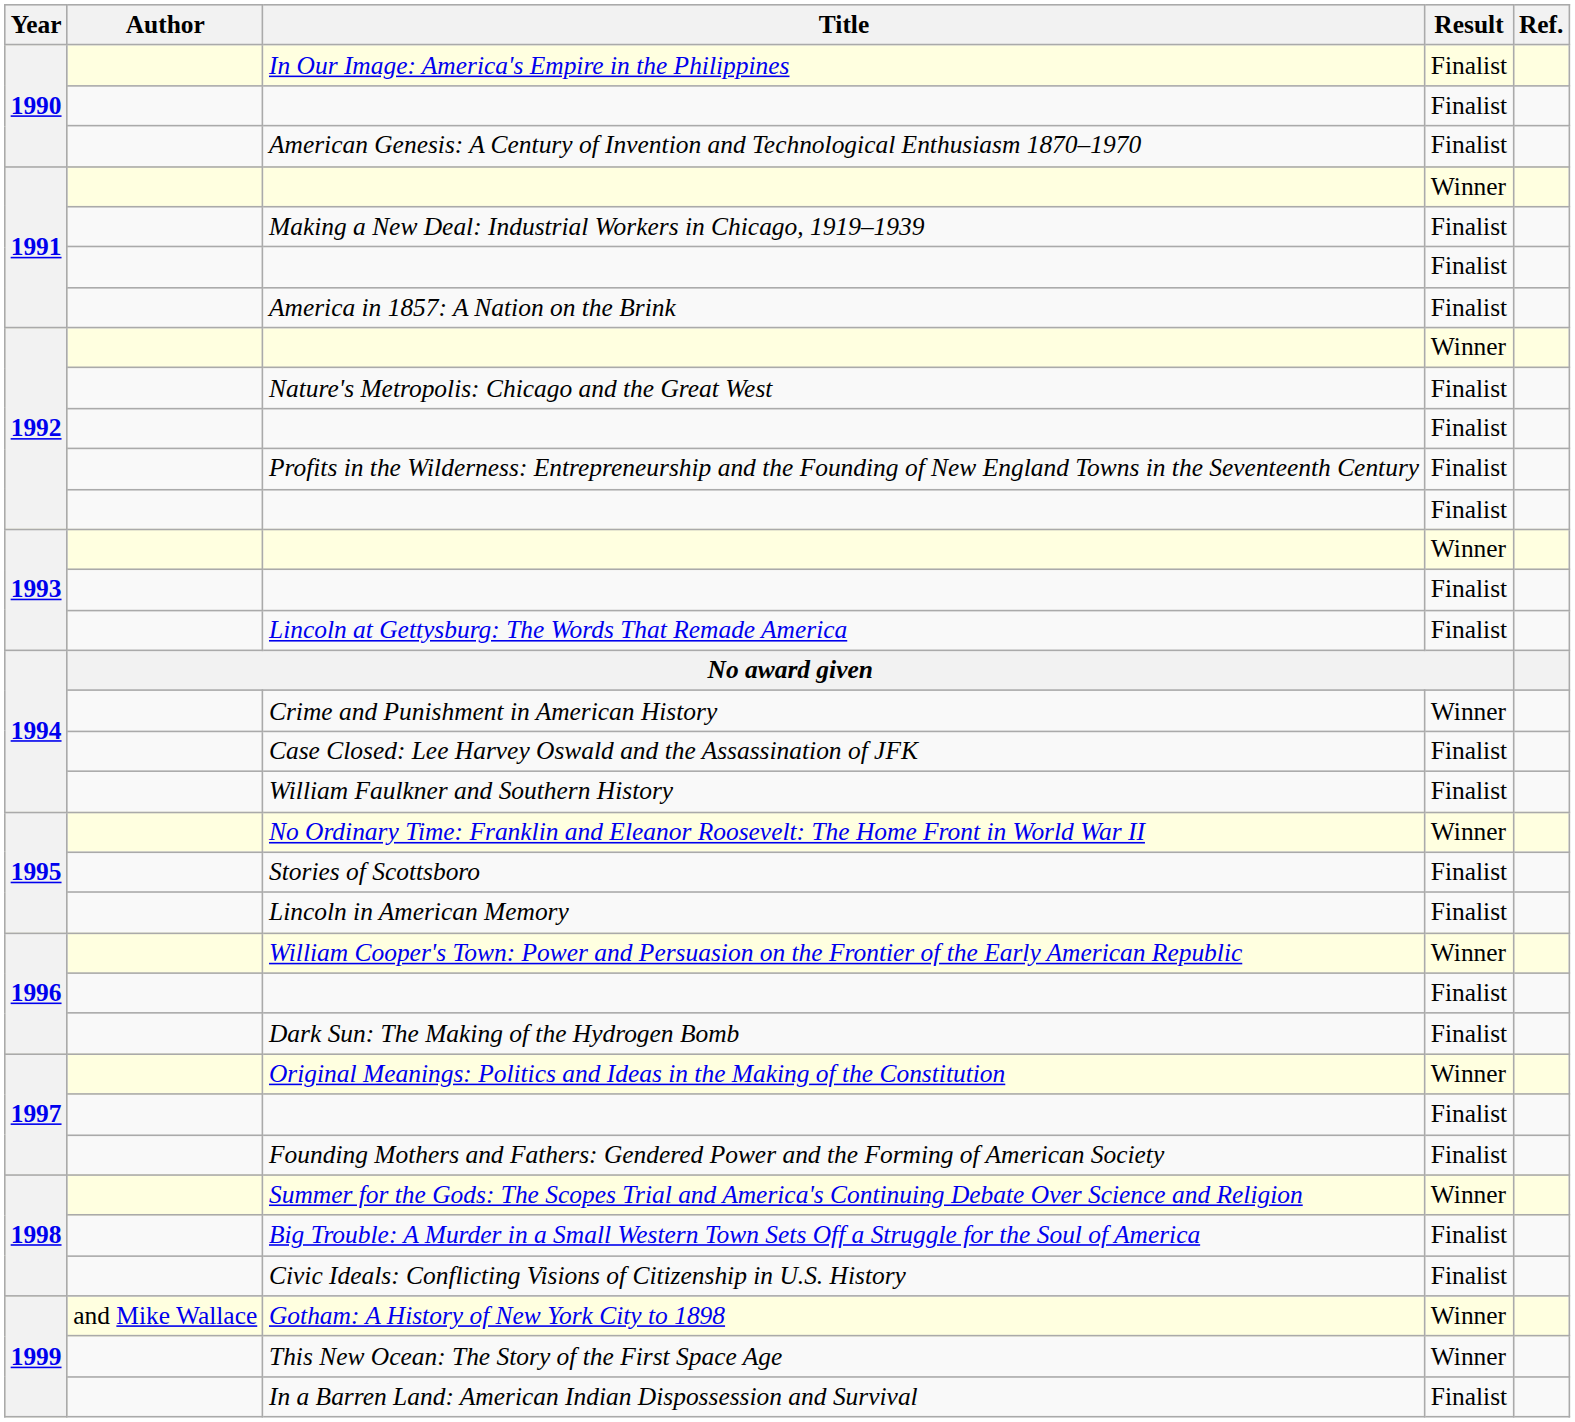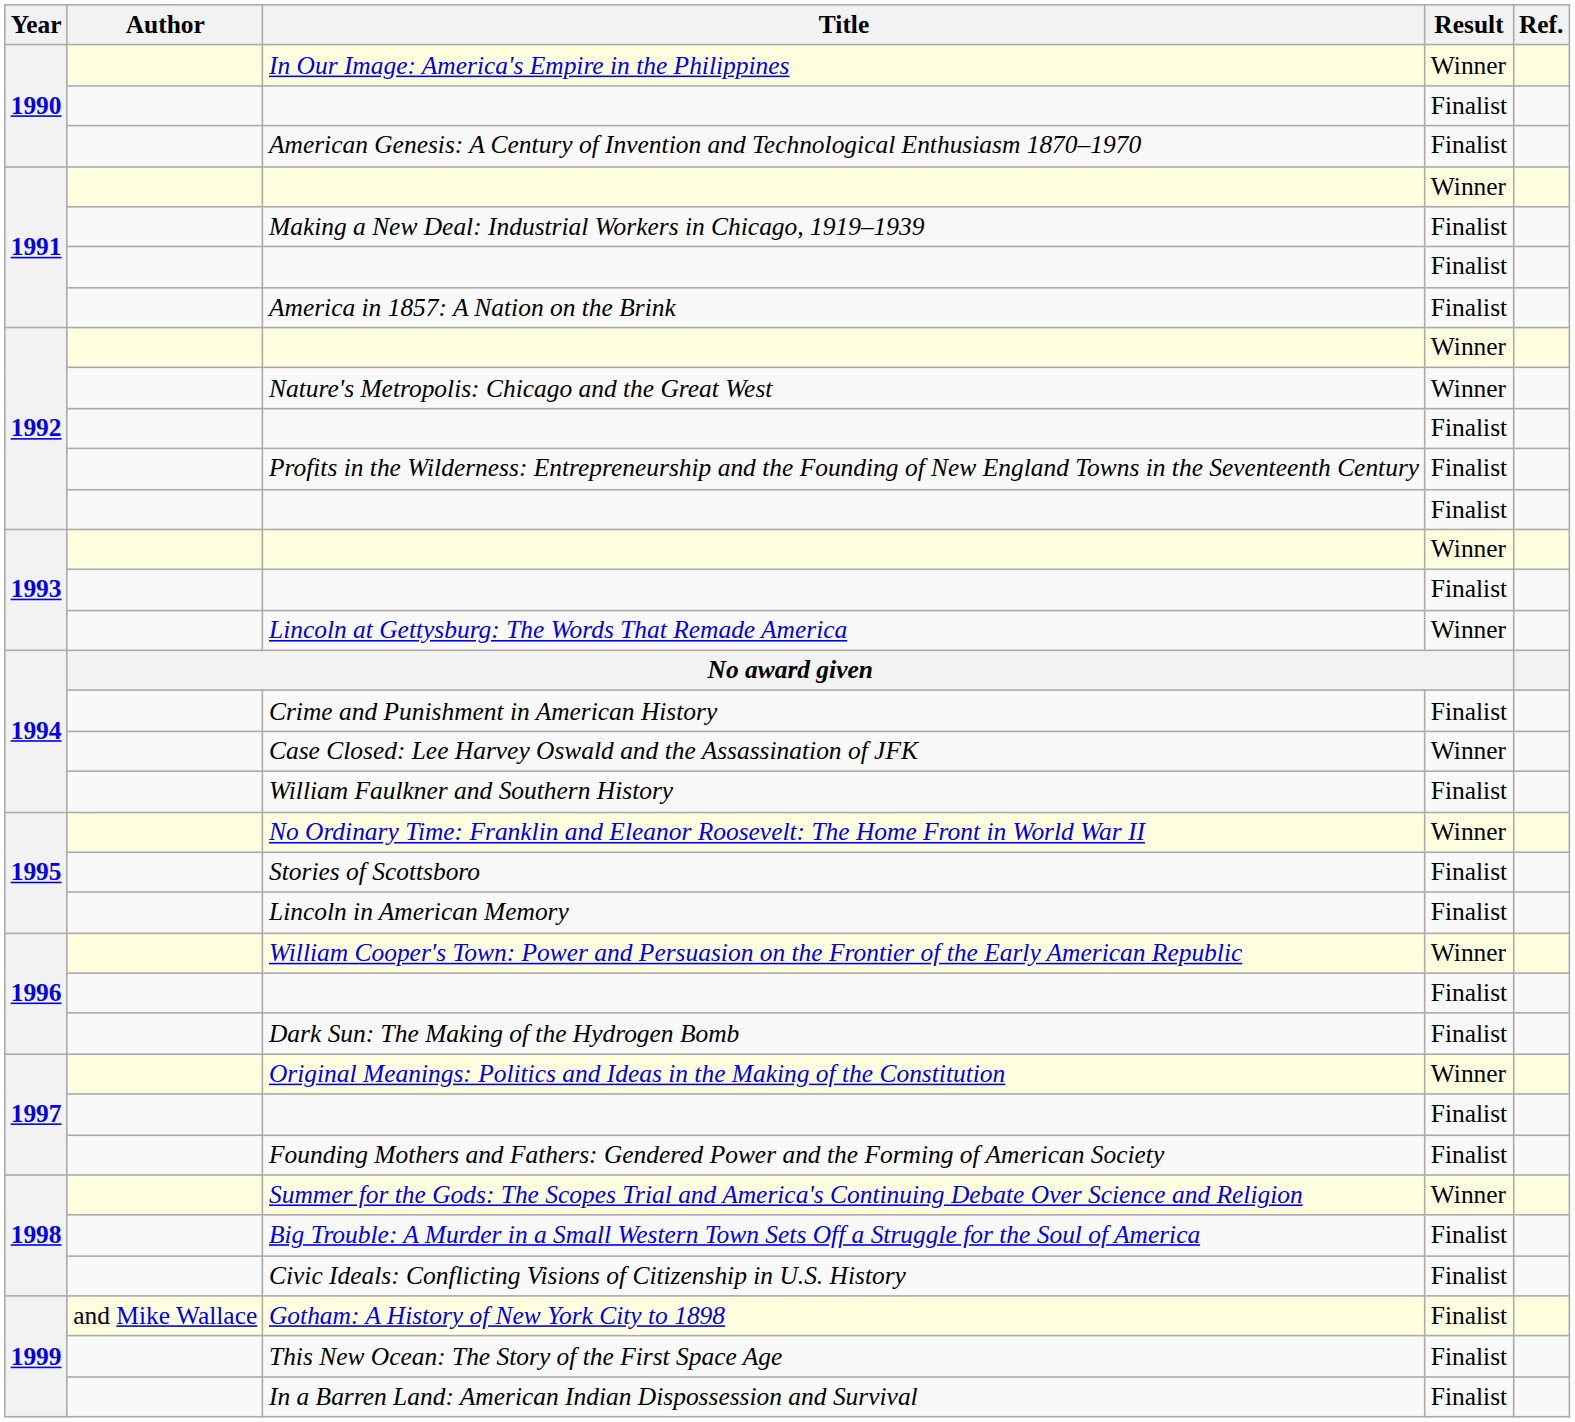(1469, 65) Finalist -> (1468, 65) Winner
(1469, 387) Finalist -> (1468, 387) Winner
(1469, 629) Finalist -> (1468, 629) Winner
(1468, 710) Winner -> (1469, 710) Finalist
(1469, 750) Finalist -> (1468, 750) Winner
(1468, 1315) Winner -> (1469, 1315) Finalist
(1468, 1356) Winner -> (1469, 1356) Finalist
